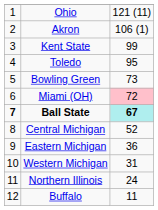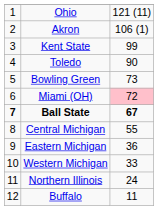(132, 63) 95 -> (132, 63) 90
(132, 113) paleturquoise background -> (132, 113) no background
(132, 130) 52 -> (132, 130) 55
(132, 163) 31 -> (132, 163) 33
